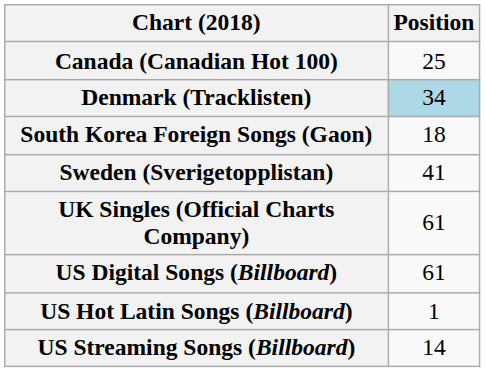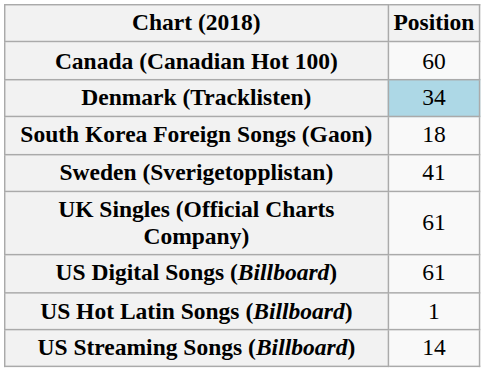(434, 60) 25 -> (434, 60) 60
